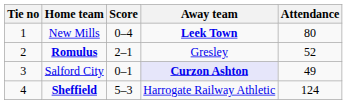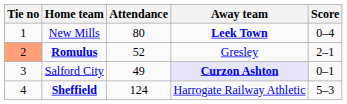columns swapped: (124, 14) <-> (310, 14)
(23, 52) no background -> (23, 52) lightsalmon background
